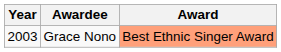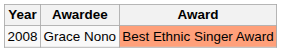(22, 36) 2003 -> (22, 36) 2008
